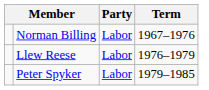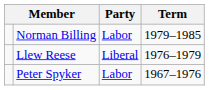(166, 34) 1967–1976 -> (173, 34) 1979–1985
(117, 54) Labor -> (120, 54) Liberal
(166, 74) 1979–1985 -> (173, 74) 1967–1976
